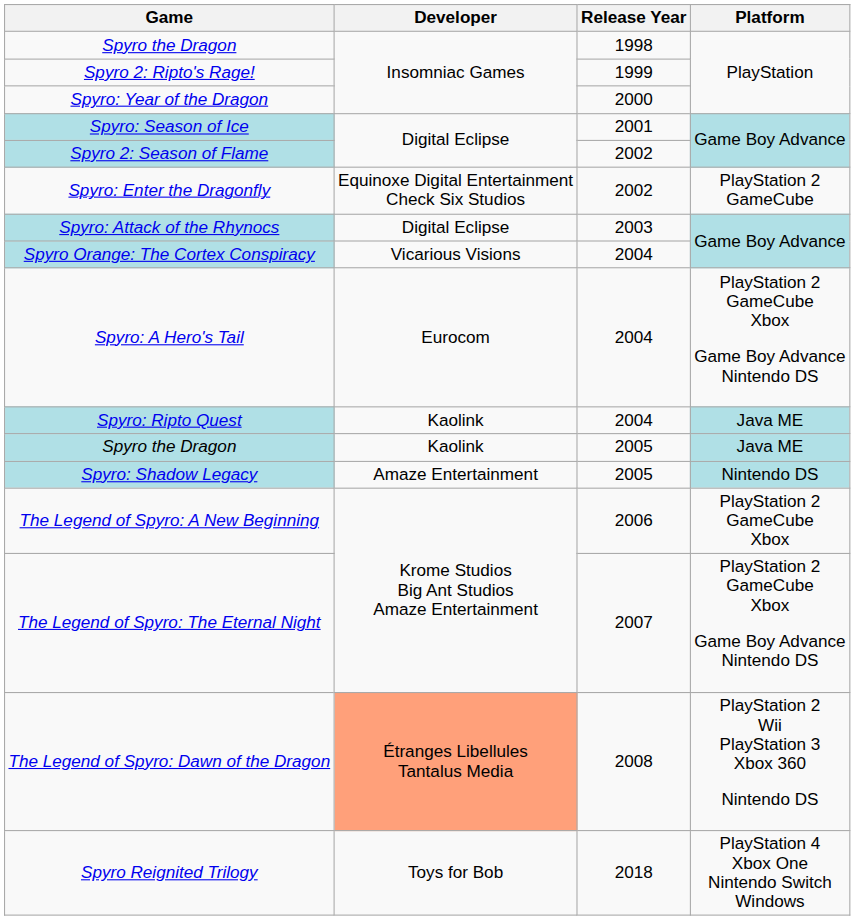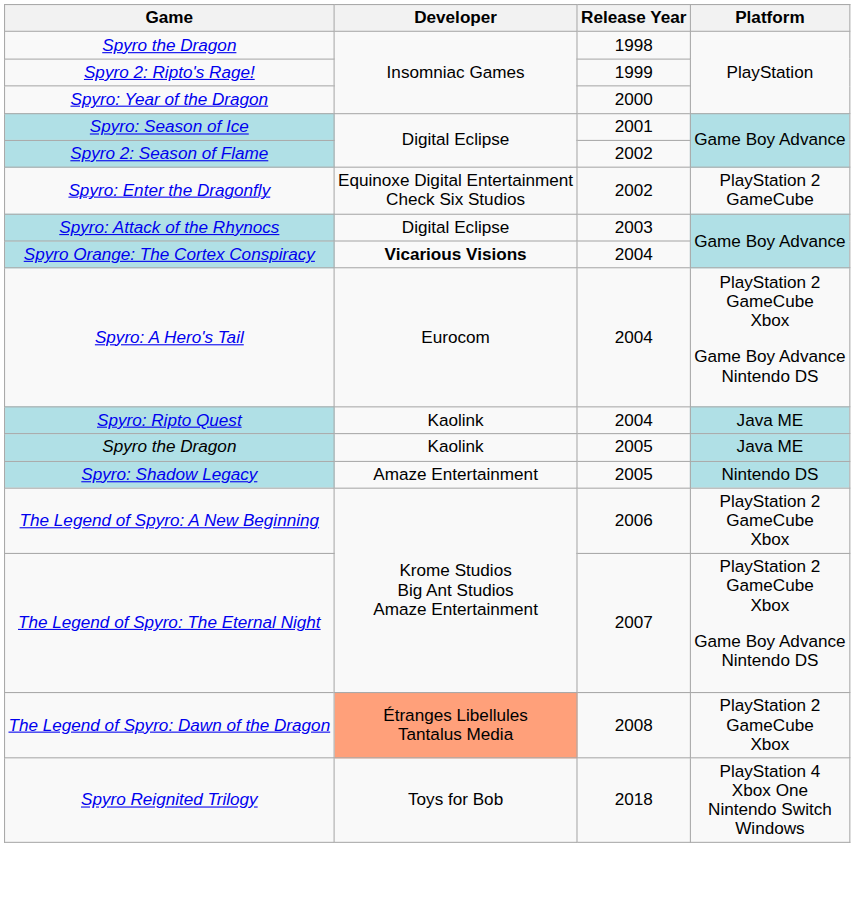(456, 254) normal -> (456, 254) bold
(770, 753) PlayStation 2 Wii PlayStation 3 Xbox 360 Nintendo DS -> (770, 724) PlayStation 2 GameCube Xbox
